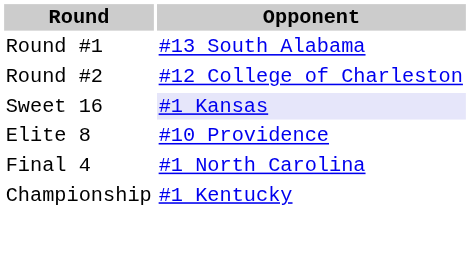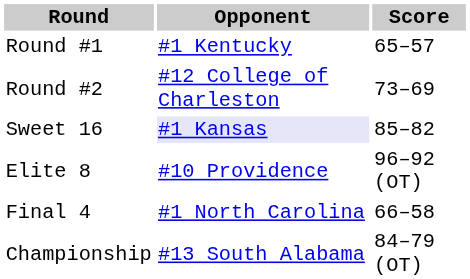+ column: (419, 17)
(262, 47) #13 South Alabama -> (225, 47) #1 Kentucky
(226, 195) #1 Kentucky -> (261, 254) #13 South Alabama
